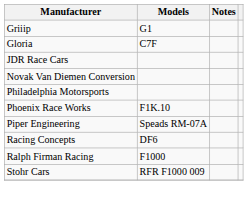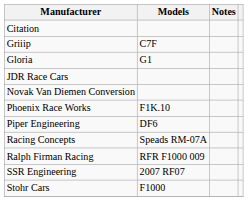+ row: (23, 28)
(146, 28) G1 -> (148, 44) C7F
(148, 44) C7F -> (146, 60) G1
- row: (58, 92)
(173, 124) Speads RM-07A -> (149, 124) DF6
(149, 140) DF6 -> (173, 140) Speads RM-07A
(152, 156) F1000 -> (172, 156) RFR F1000 009
+ row: (41, 172)
(172, 172) RFR F1000 009 -> (152, 188) F1000
